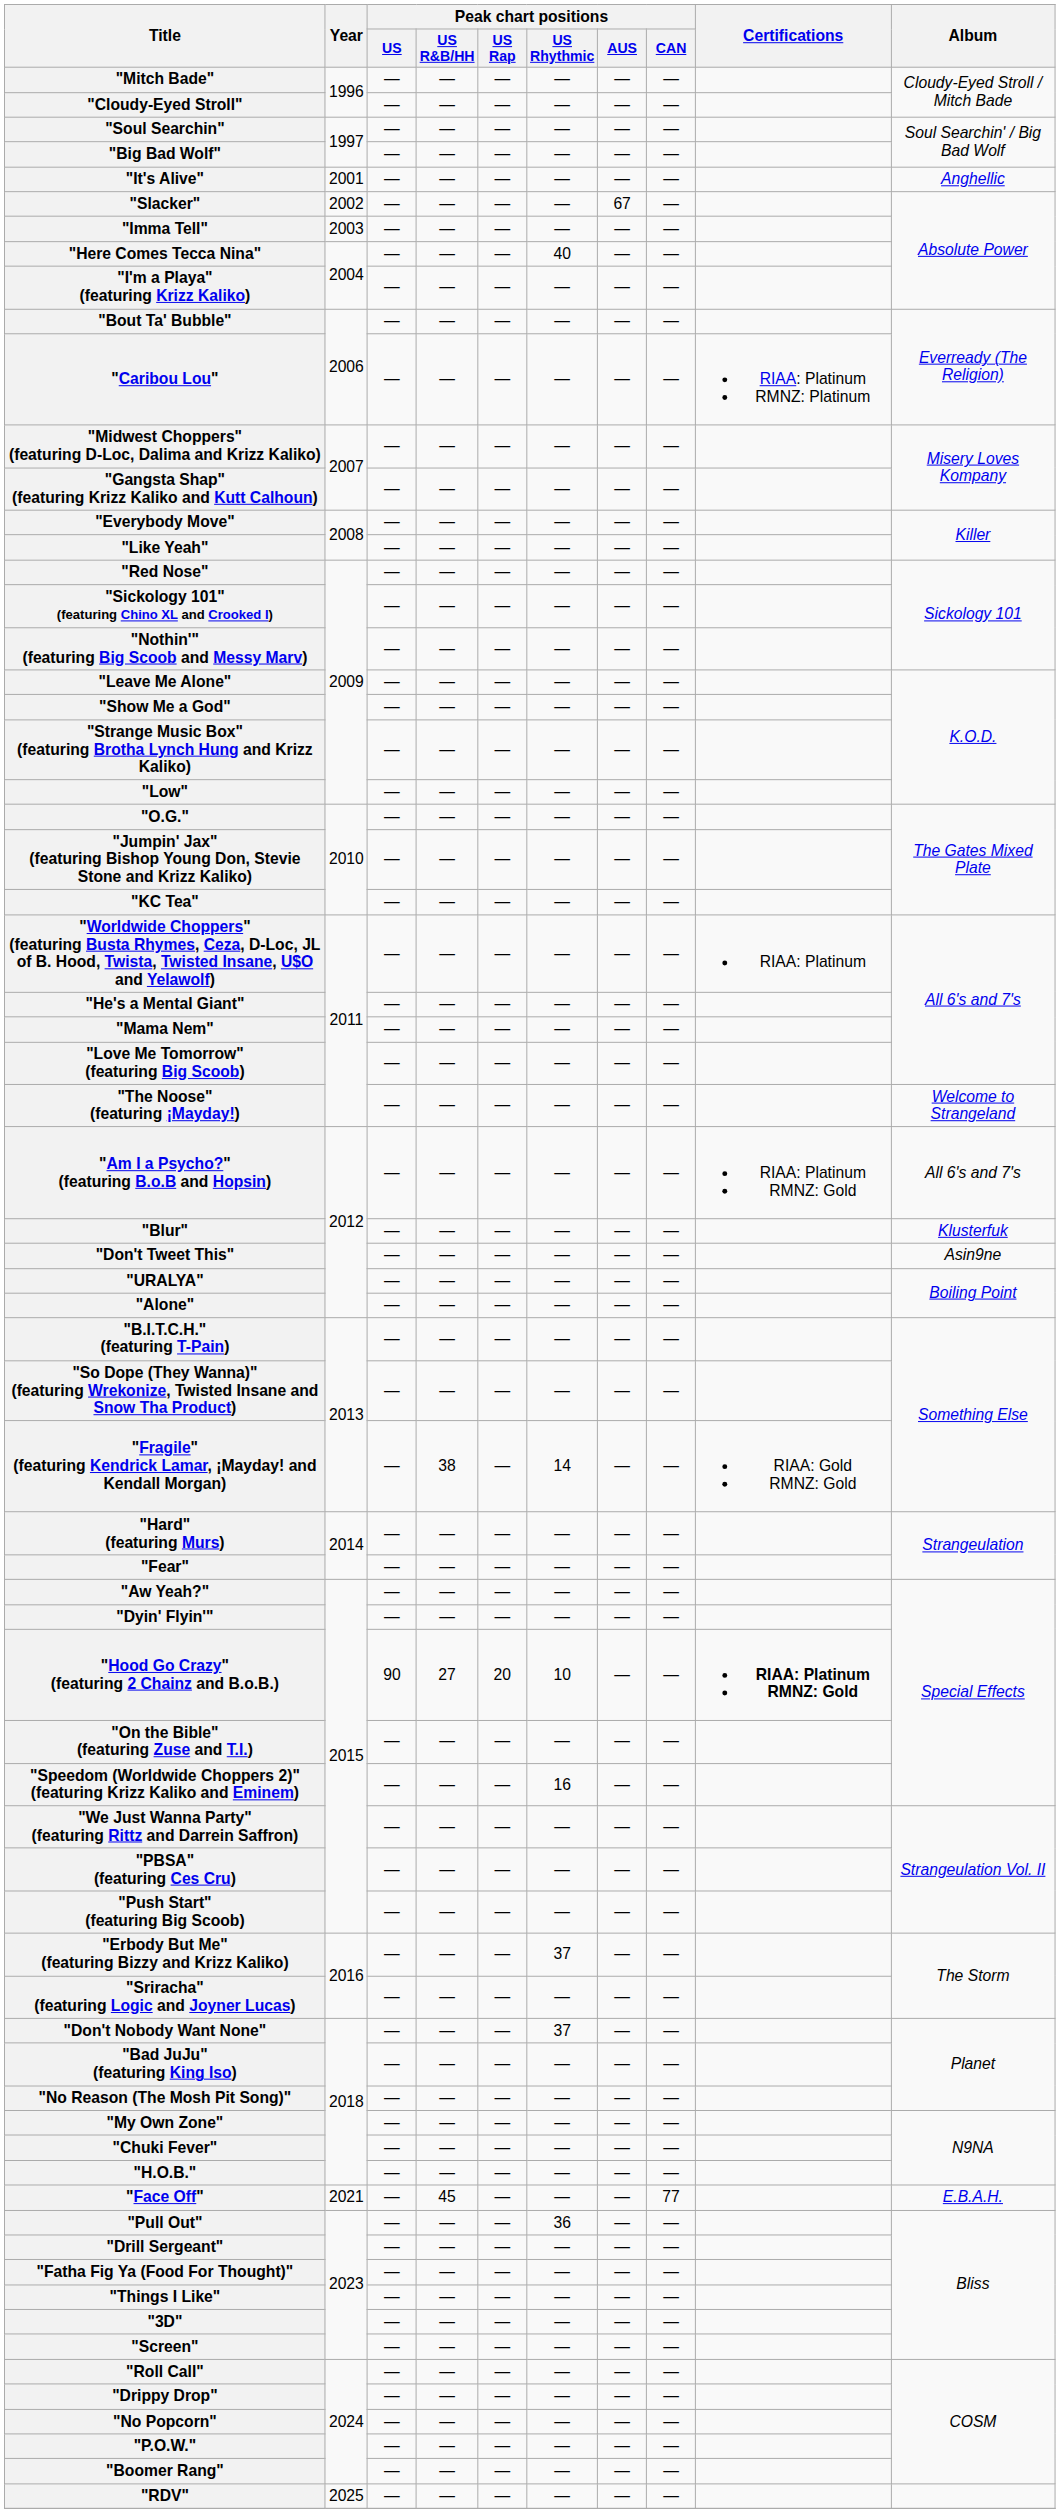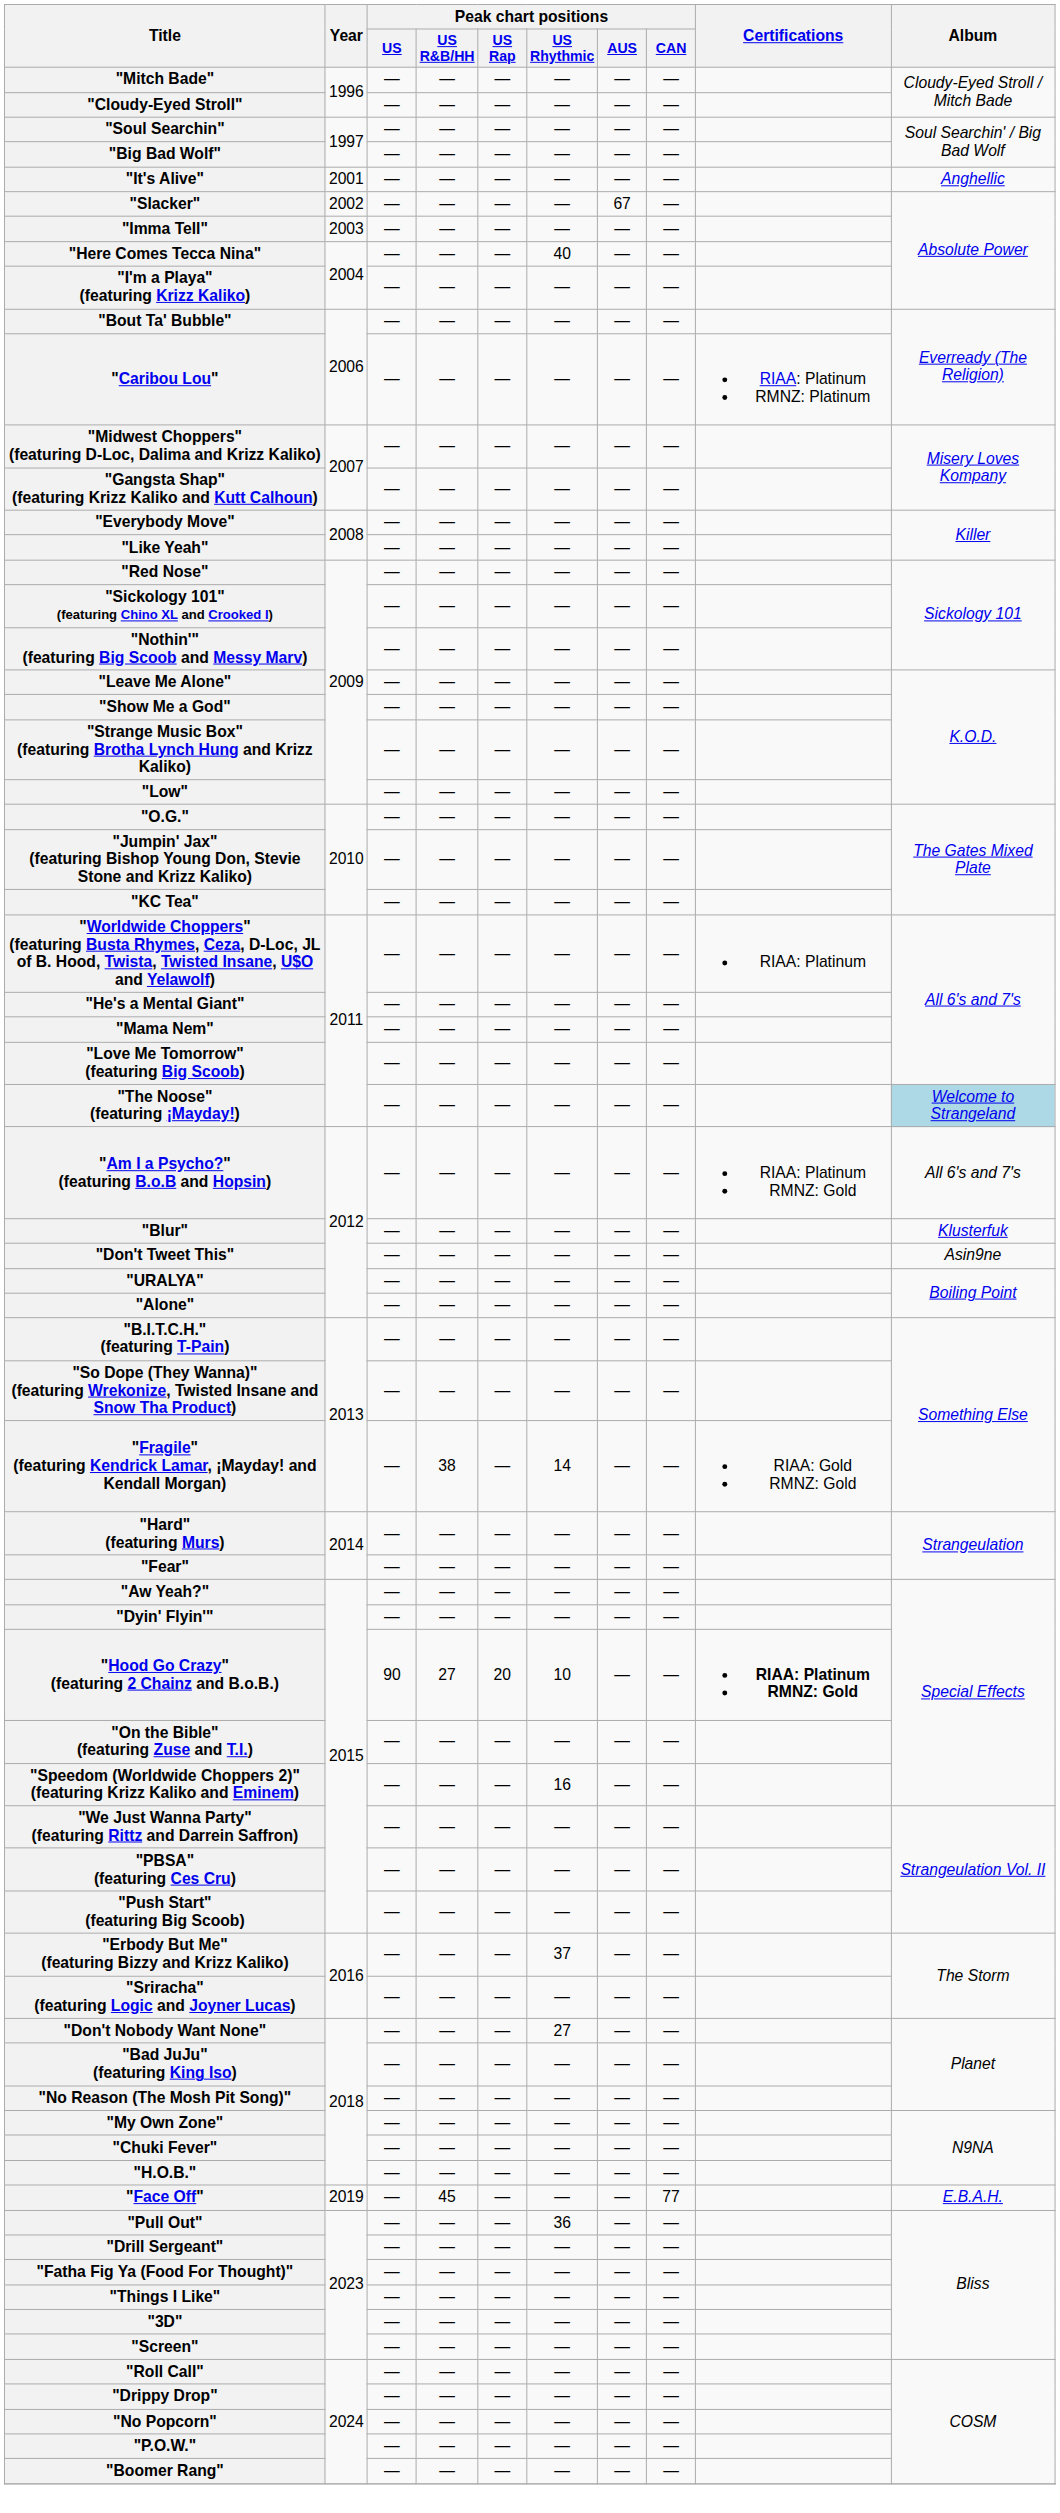(973, 1105) no background -> (973, 1105) lightblue background
(562, 2030) 37 -> (562, 2030) 27
(346, 2197) 2021 -> (346, 2197) 2019
- row: (165, 2495)
